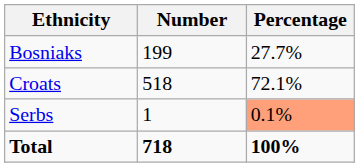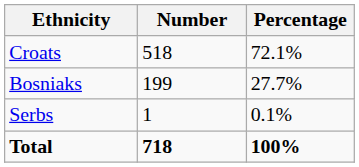rows swapped: (35, 83) <-> (46, 51)
(271, 114) lightsalmon background -> (271, 114) no background
